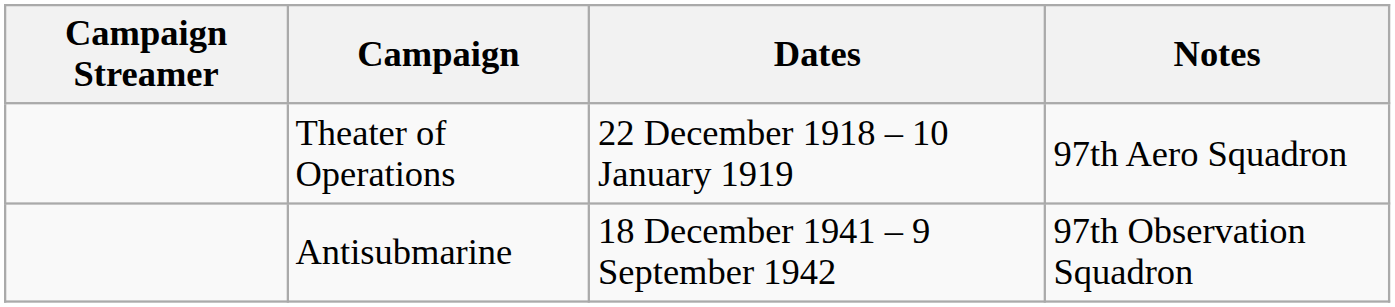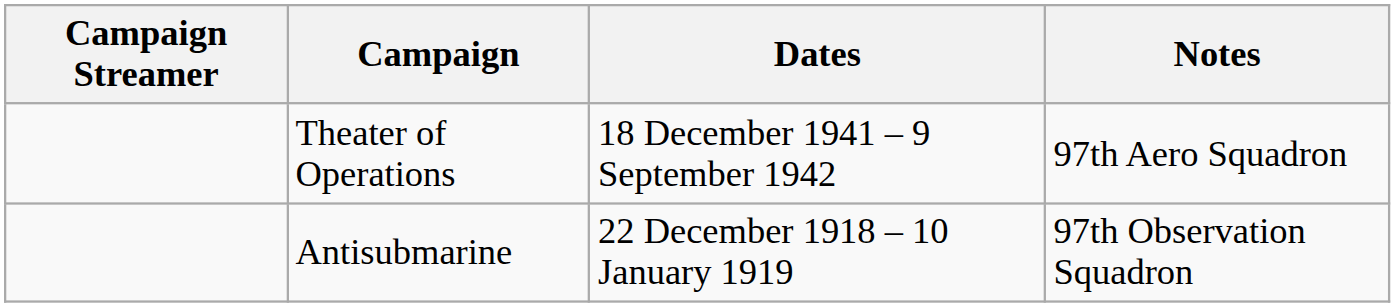(773, 152) 22 December 1918 – 10 January 1919 -> (764, 152) 18 December 1941 – 9 September 1942
(764, 251) 18 December 1941 – 9 September 1942 -> (773, 251) 22 December 1918 – 10 January 1919
